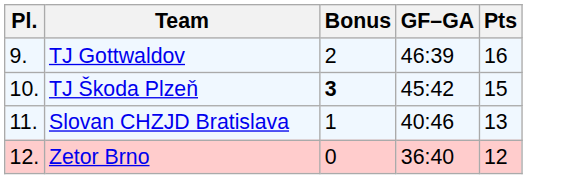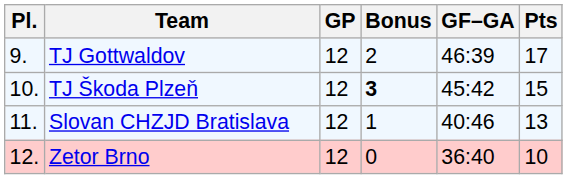+ column: (340, 21)
(496, 55) 16 -> (536, 55) 17
(496, 156) 12 -> (536, 156) 10
